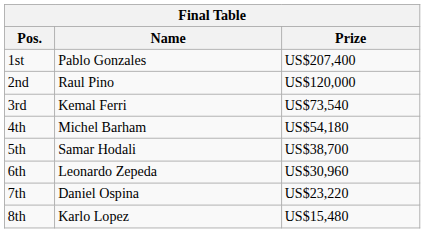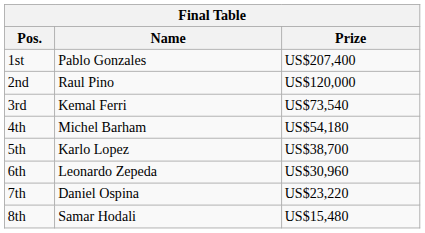(97, 149) Samar Hodali -> (94, 149) Karlo Lopez
(94, 216) Karlo Lopez -> (97, 216) Samar Hodali
